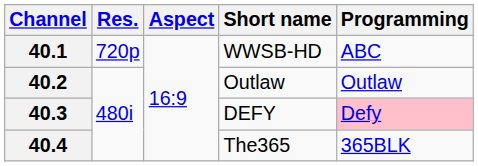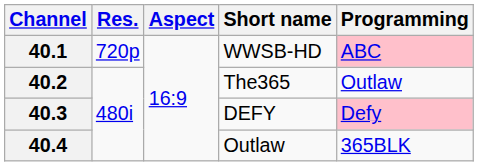(361, 51) no background -> (361, 51) pink background
(254, 82) Outlaw -> (257, 82) The365
(257, 144) The365 -> (254, 144) Outlaw
